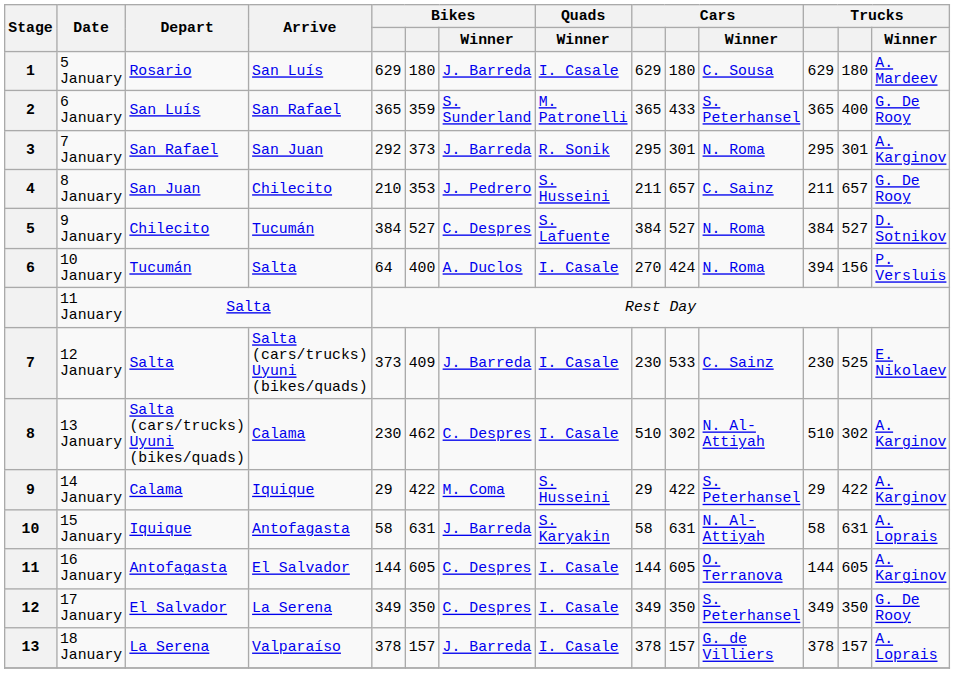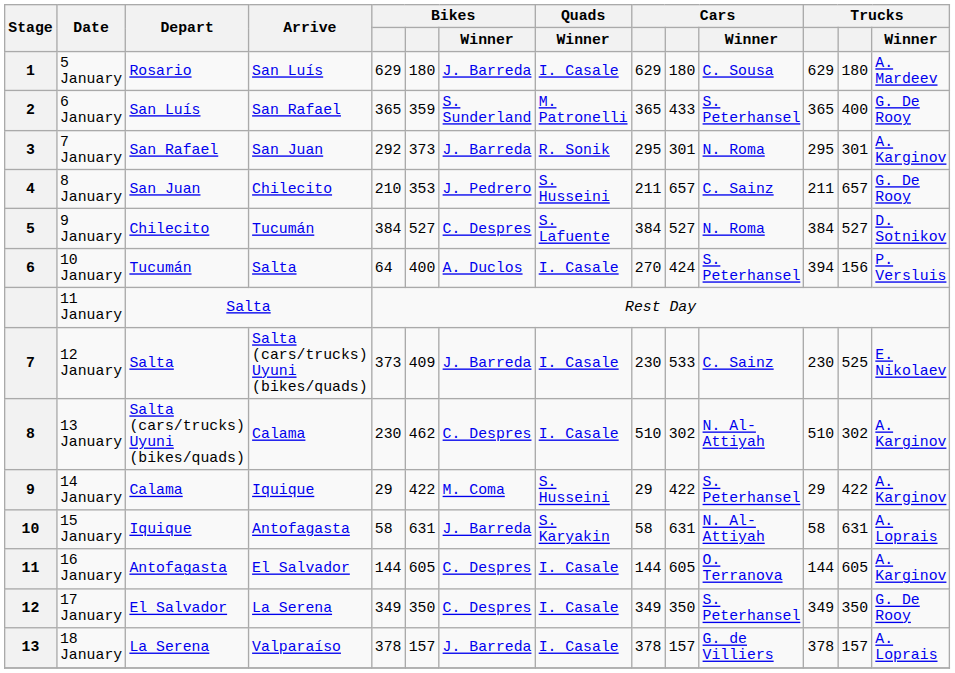(734, 268) N. Roma -> (751, 268) S. Peterhansel
